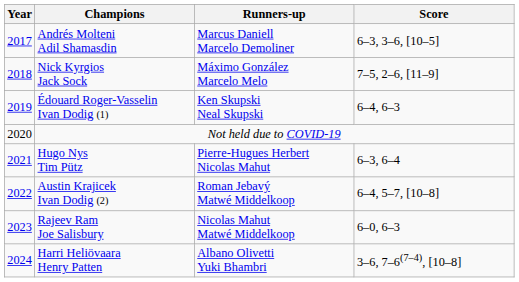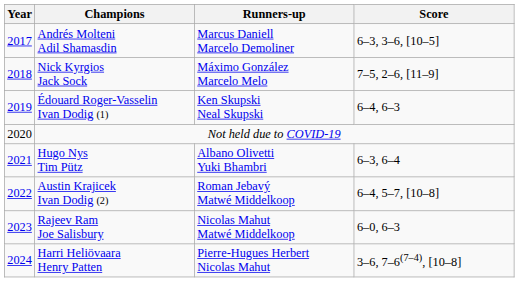(253, 160) Pierre-Hugues Herbert Nicolas Mahut -> (236, 160) Albano Olivetti Yuki Bhambri
(236, 260) Albano Olivetti Yuki Bhambri -> (253, 260) Pierre-Hugues Herbert Nicolas Mahut
